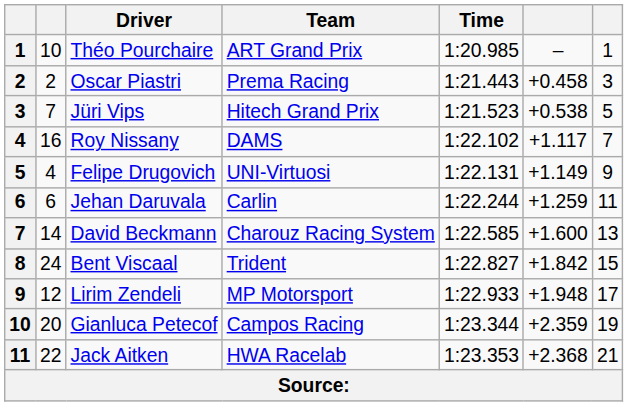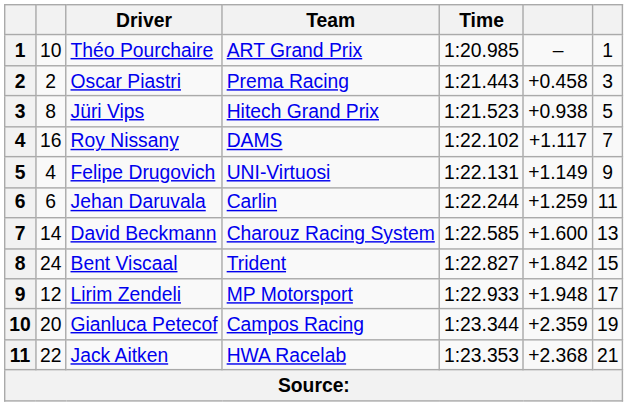(51, 111) 7 -> (51, 111) 8
(558, 111) +0.538 -> (558, 111) +0.938
